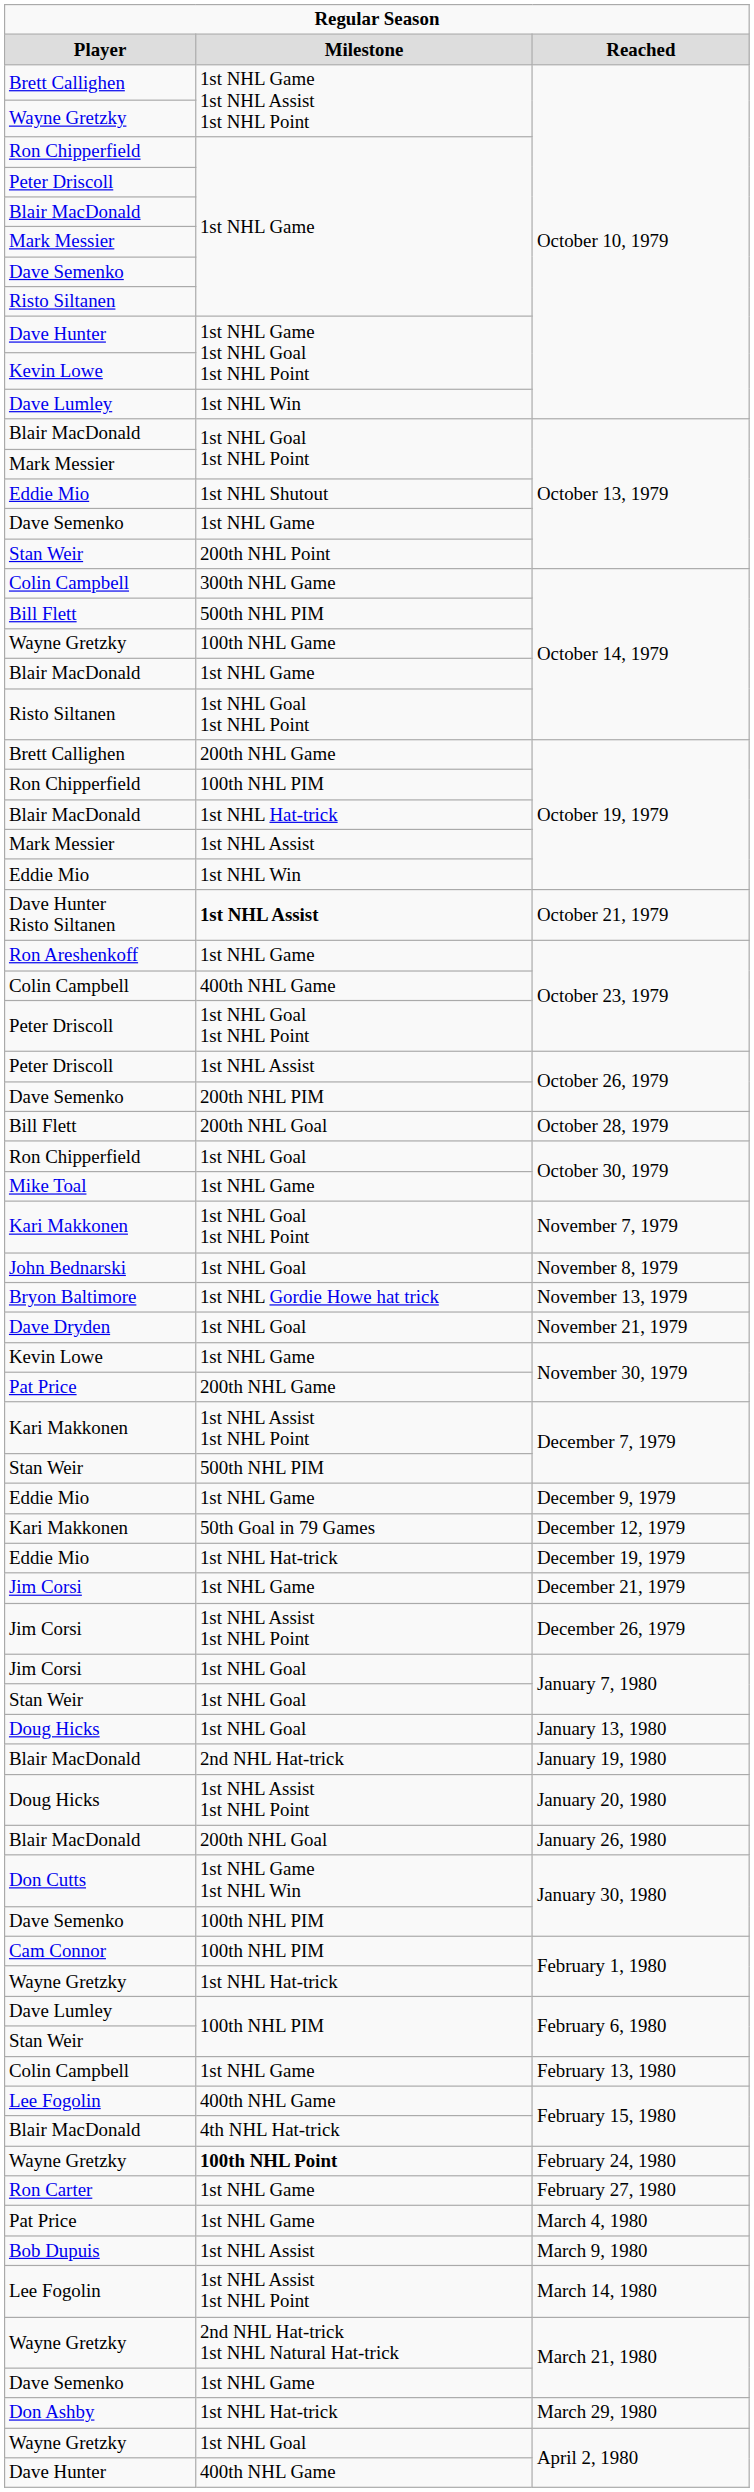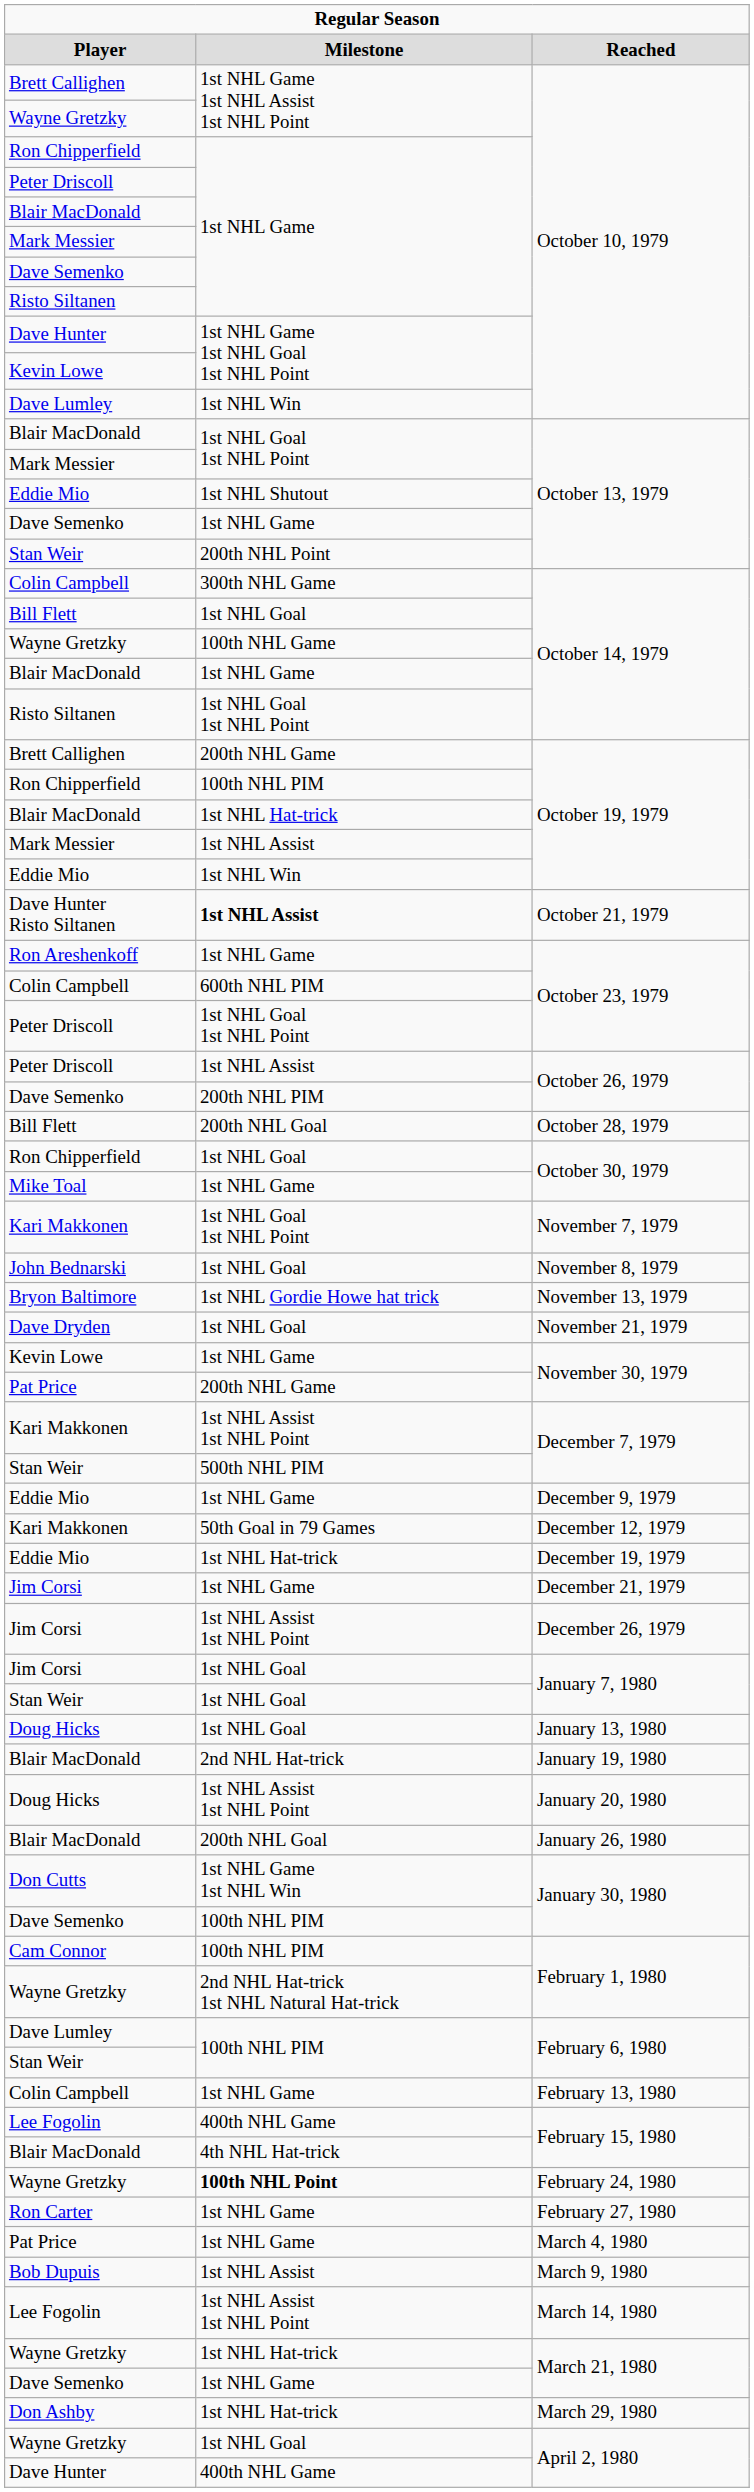(262, 613) 500th NHL PIM -> (253, 613) 1st NHL Goal
(268, 985) 400th NHL Game -> (262, 985) 600th NHL PIM
(269, 1981) 1st NHL Hat-trick -> (299, 1991) 2nd NHL Hat-trick 1st NHL Natural Hat-trick
(299, 2342) 2nd NHL Hat-trick 1st NHL Natural Hat-trick -> (269, 2352) 1st NHL Hat-trick
